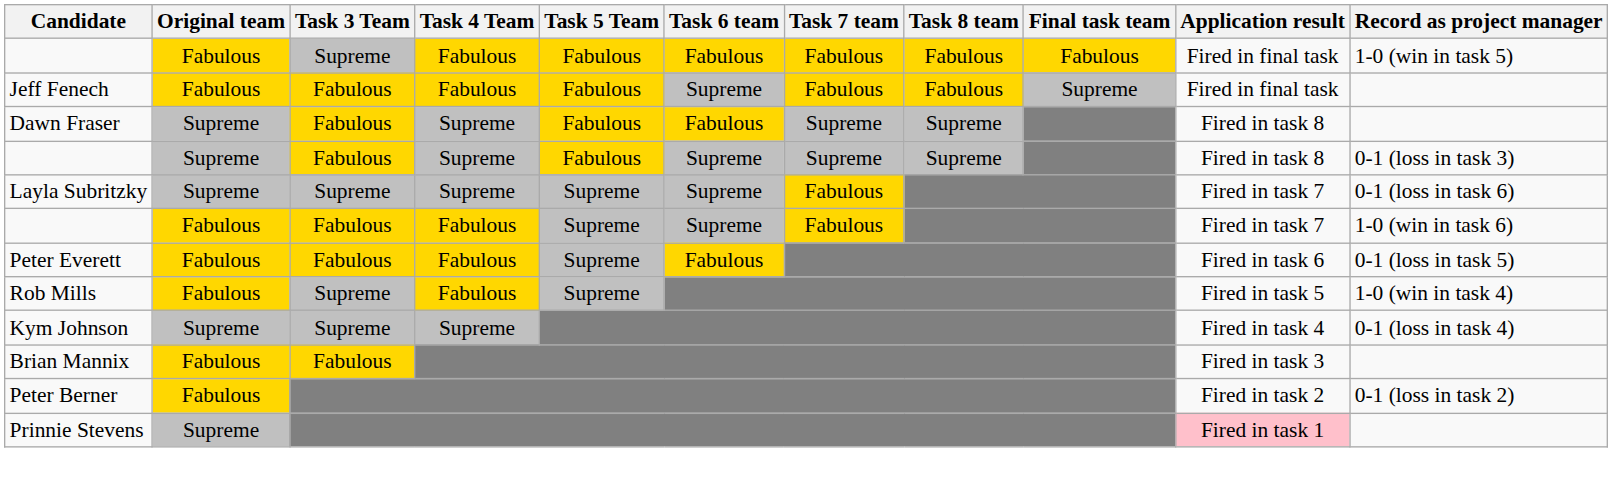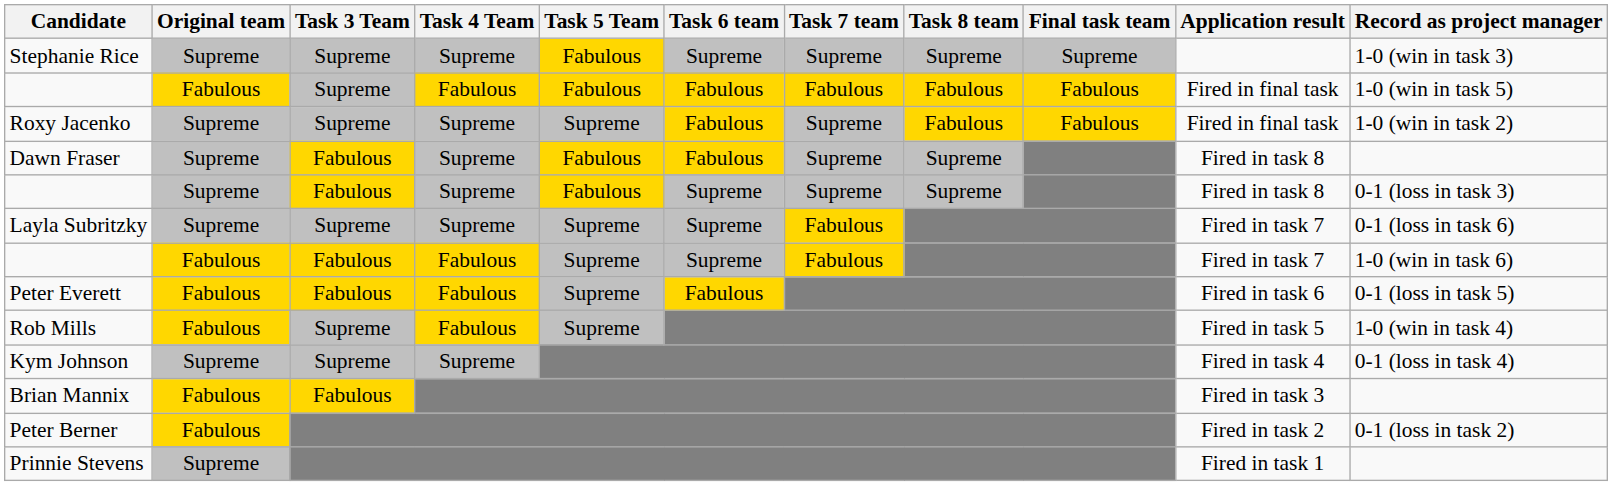+ row: (74, 55)
+ row: (70, 123)
- row: (59, 89)
(1263, 429) pink background -> (1263, 463) no background
